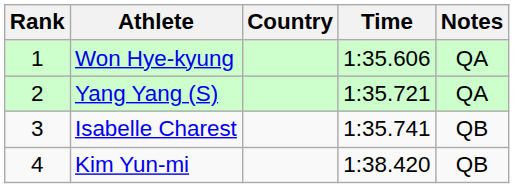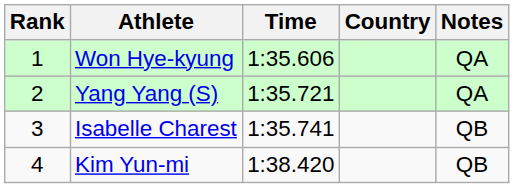columns swapped: (290, 22) <-> (387, 22)
